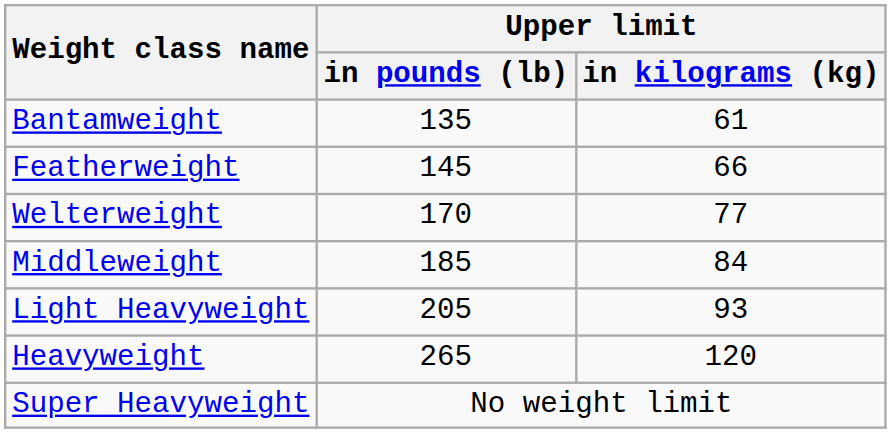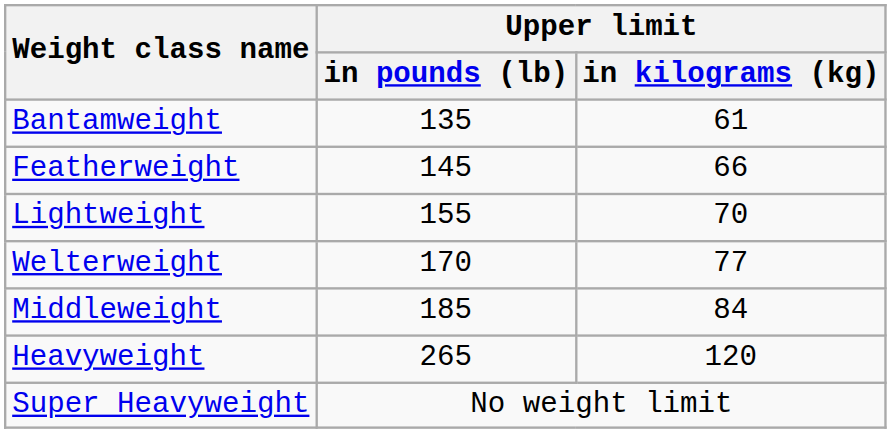+ row: (108, 217)
- row: (161, 311)
